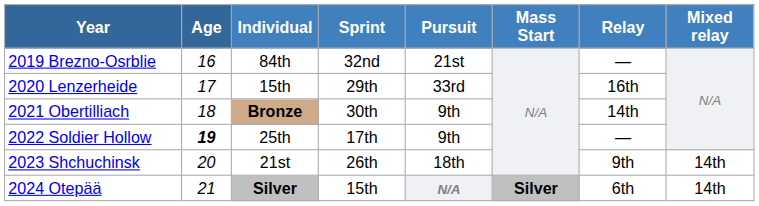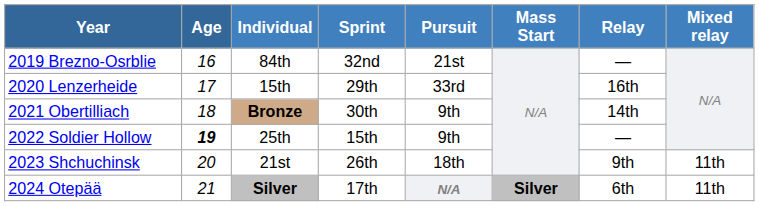(362, 138) 17th -> (362, 138) 15th
(710, 163) 14th -> (710, 163) 11th
(362, 189) 15th -> (362, 189) 17th
(710, 189) 14th -> (710, 189) 11th
